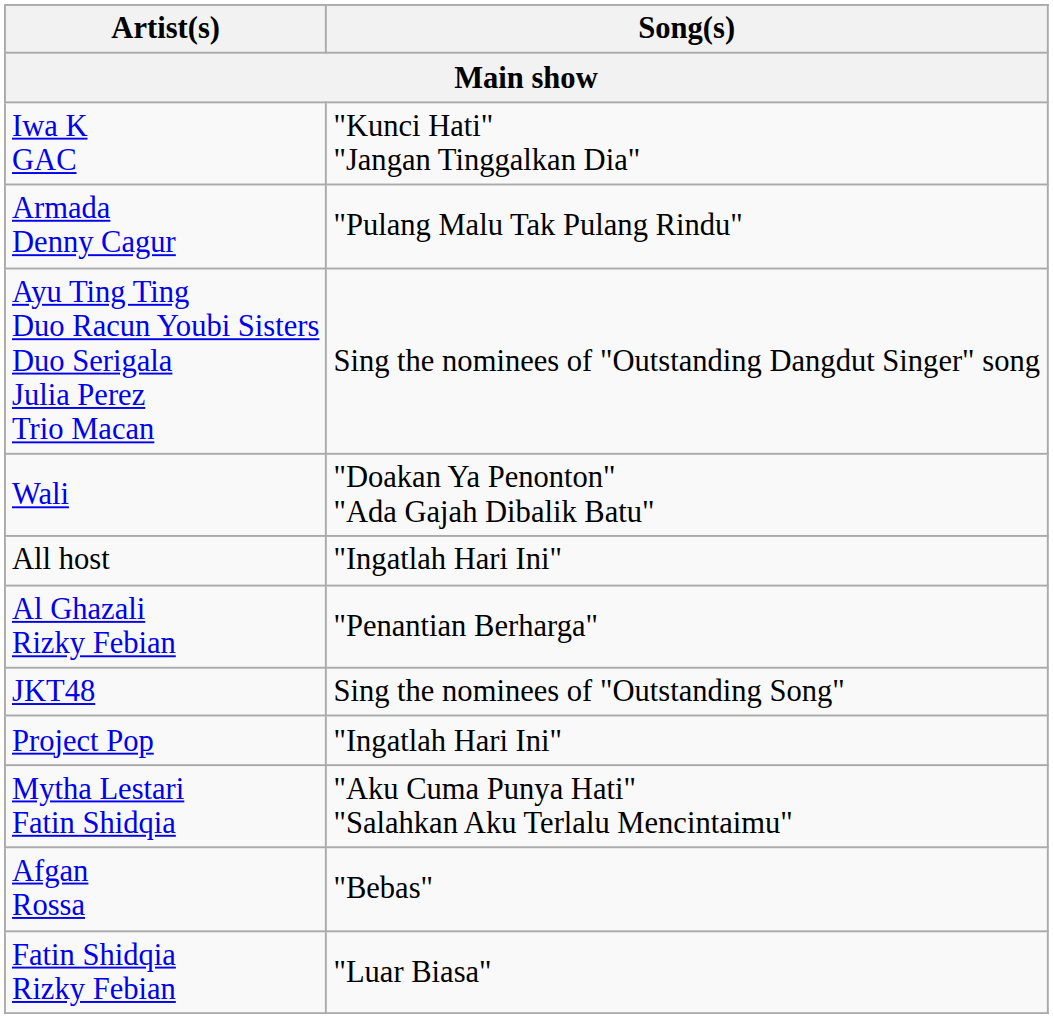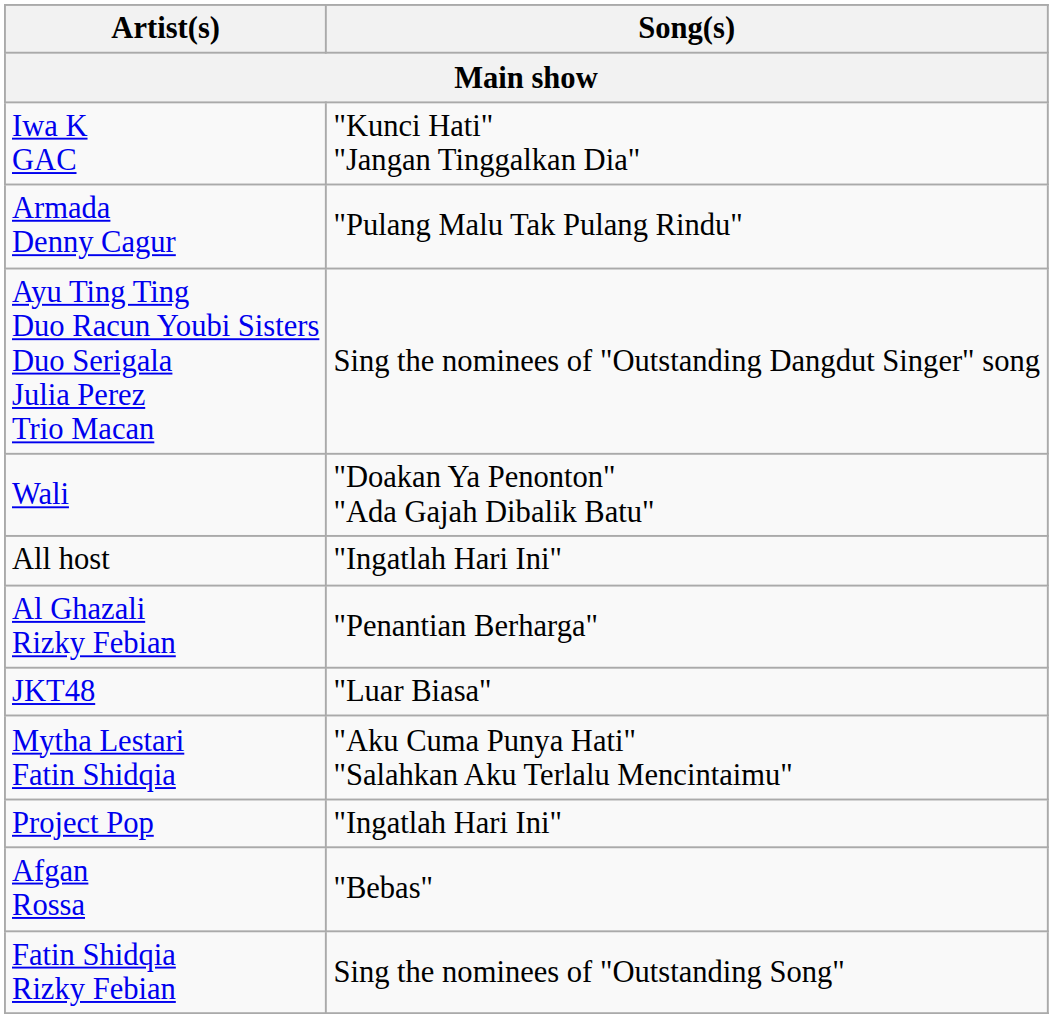(589, 691) Sing the nominees of "Outstanding Song" -> (413, 691) "Luar Biasa"
rows swapped: (98, 805) <-> (83, 739)
(413, 971) "Luar Biasa" -> (589, 971) Sing the nominees of "Outstanding Song"
